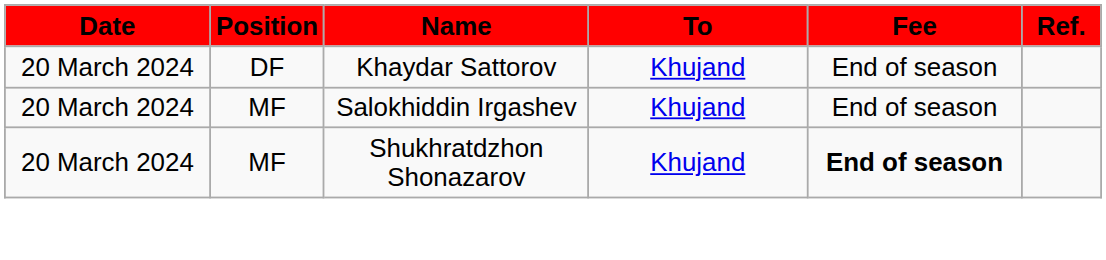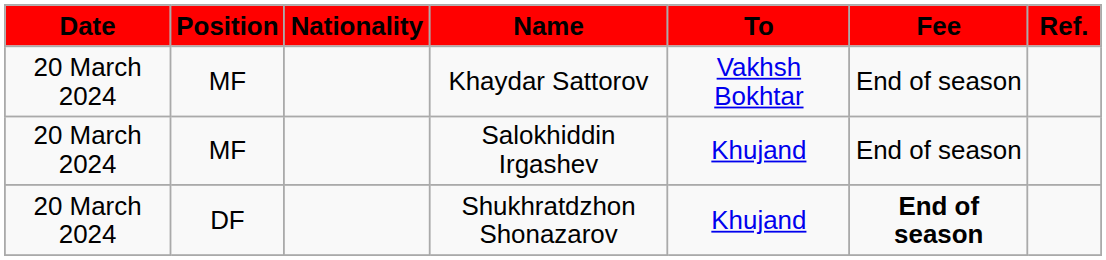+ column: (357, 26)
(267, 67) DF -> (227, 81) MF
(698, 67) Khujand -> (759, 81) Vakhsh Bokhtar
(267, 163) MF -> (227, 221) DF
